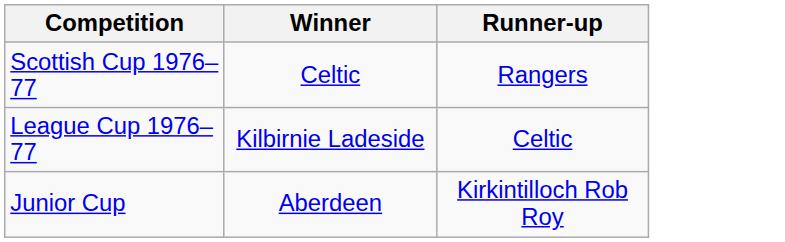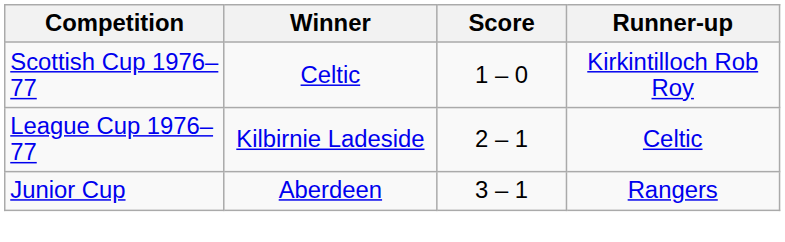+ column: (502, 23)
(543, 74) Rangers -> (673, 74) Kirkintilloch Rob Roy
(543, 203) Kirkintilloch Rob Roy -> (673, 190) Rangers
